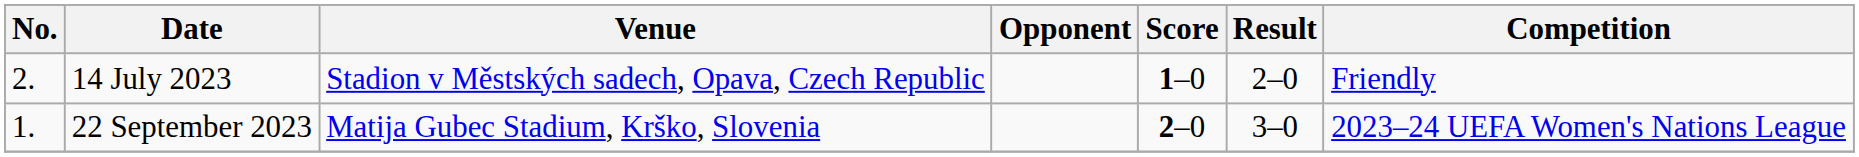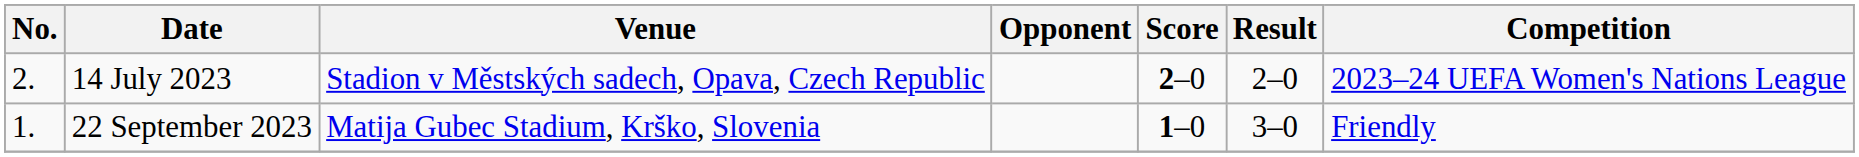(1182, 77) 1–0 -> (1182, 77) 2–0
(1383, 77) Friendly -> (1589, 77) 2023–24 UEFA Women's Nations League
(1182, 126) 2–0 -> (1182, 126) 1–0
(1589, 126) 2023–24 UEFA Women's Nations League -> (1383, 126) Friendly
